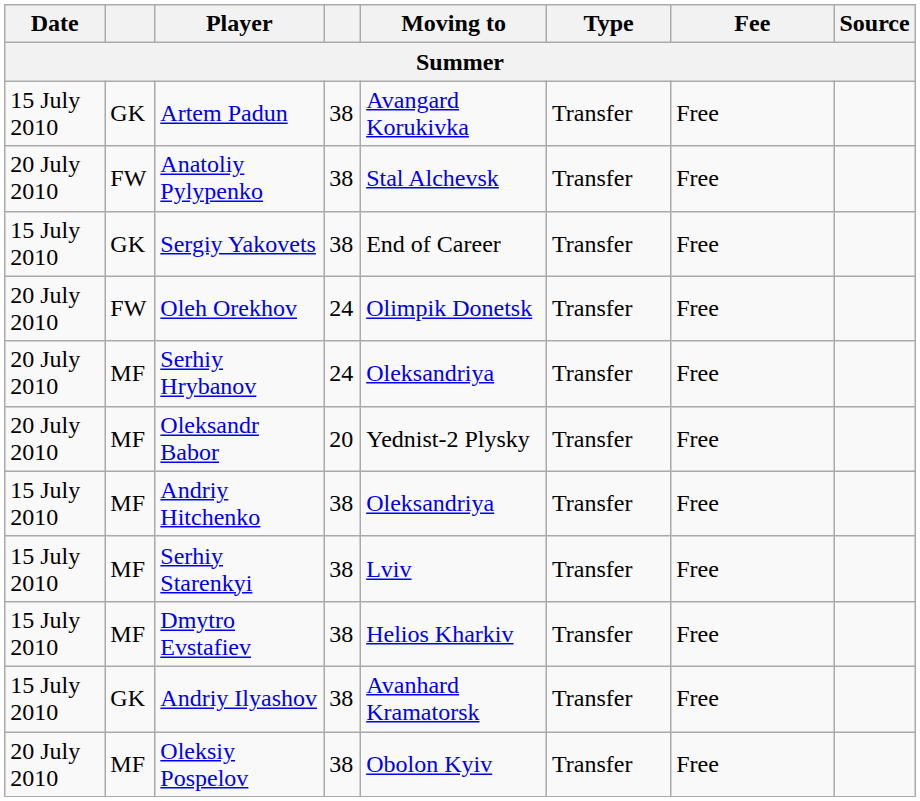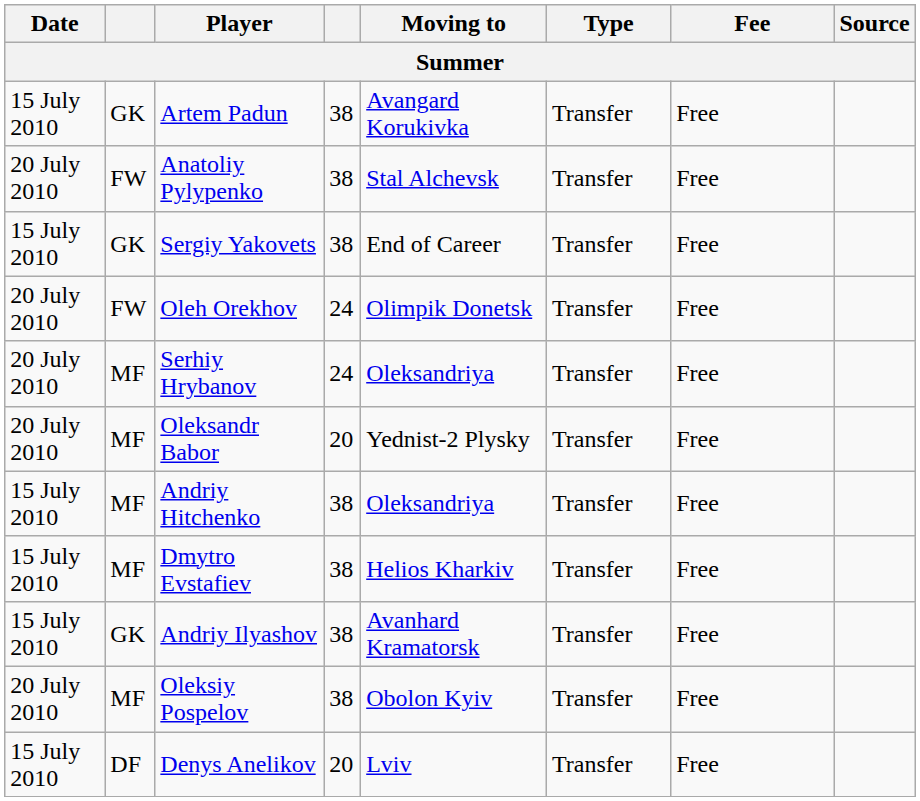- row: (206, 568)
+ row: (238, 763)
